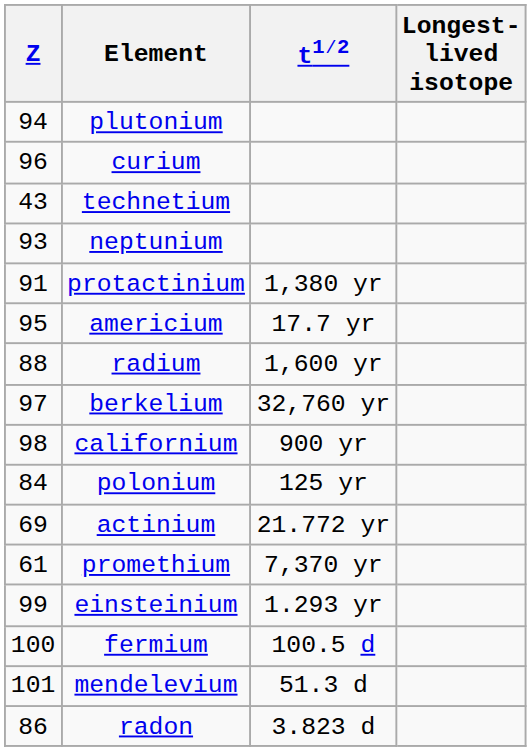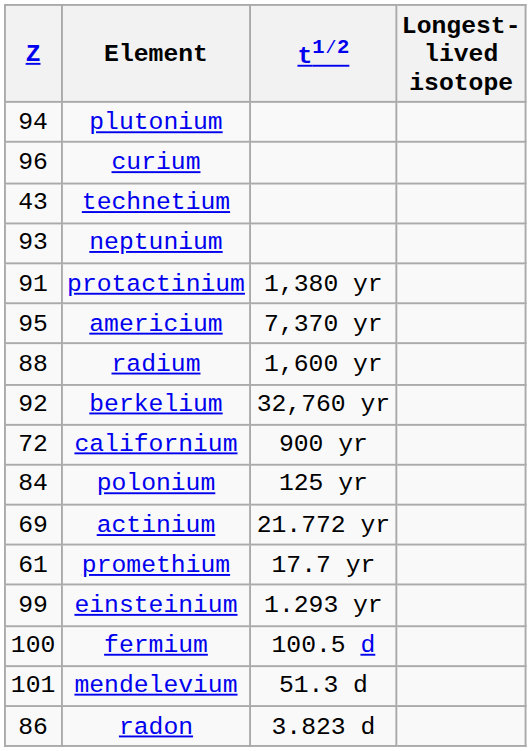(323, 324) 17.7 yr -> (323, 324) 7,370 yr
(33, 404) 97 -> (33, 404) 92
(33, 444) 98 -> (33, 444) 72
(323, 565) 7,370 yr -> (323, 565) 17.7 yr
